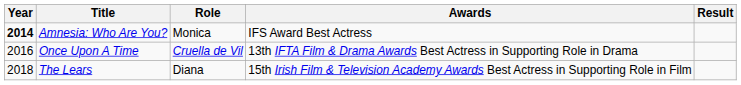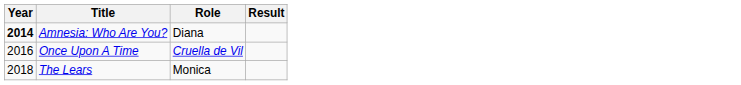- column: (470, 13)
(192, 32) Monica -> (188, 32) Diana
(188, 70) Diana -> (192, 70) Monica
